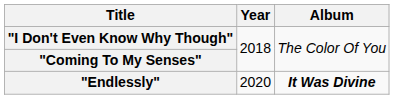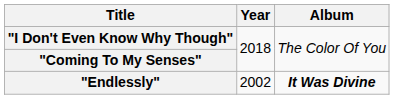(255, 82) 2020 -> (255, 82) 2002
